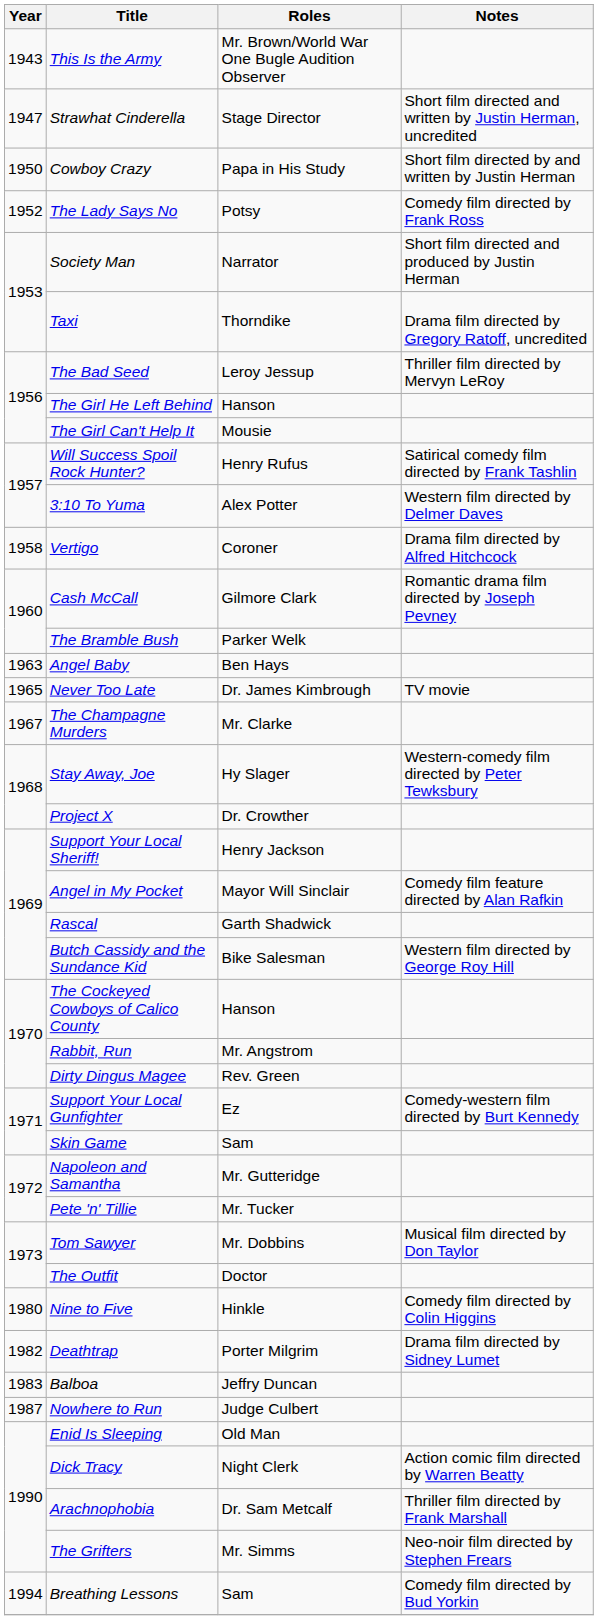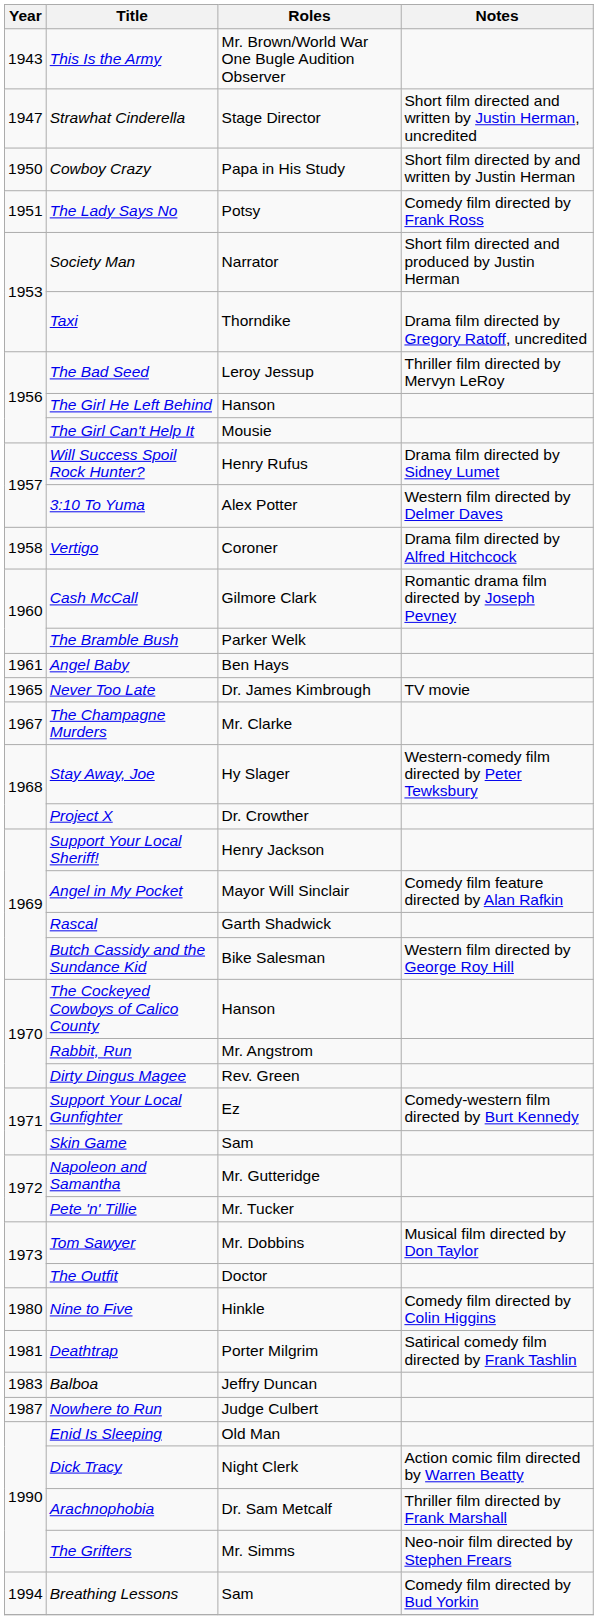(25, 211) 1952 -> (25, 211) 1951
(491, 463) Satirical comedy film directed by Frank Tashlin -> (482, 463) Drama film directed by Sidney Lumet
(25, 665) 1963 -> (25, 665) 1961
(25, 1351) 1982 -> (25, 1351) 1981
(482, 1351) Drama film directed by Sidney Lumet -> (491, 1351) Satirical comedy film directed by Frank Tashlin
